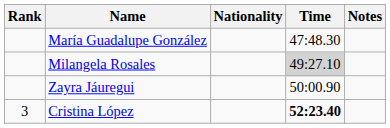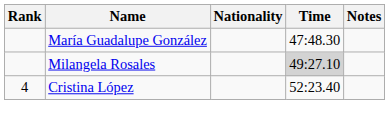- row: (91, 88)
(25, 111) 3 -> (25, 88) 4
(315, 111) bold -> (315, 88) normal
